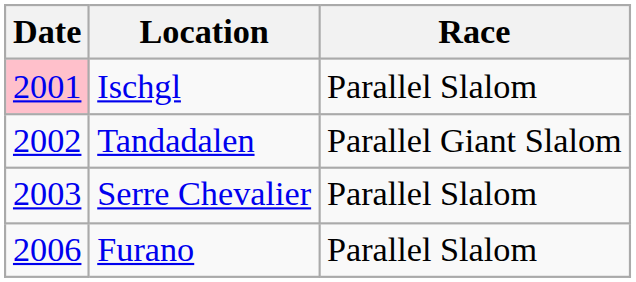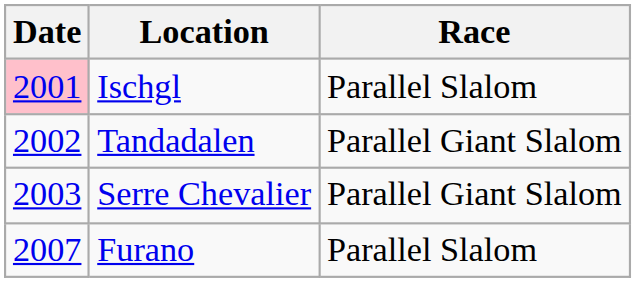(432, 194) Parallel Slalom -> (474, 194) Parallel Giant Slalom
(47, 248) 2006 -> (47, 248) 2007
